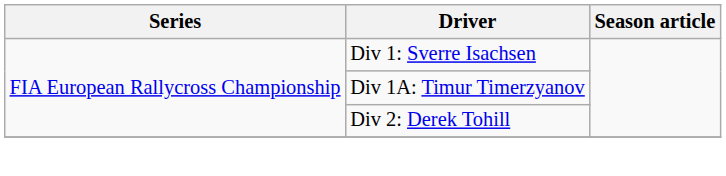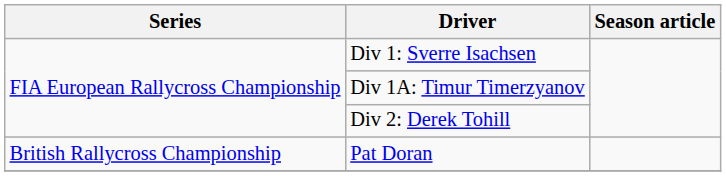+ row: (391, 153)
